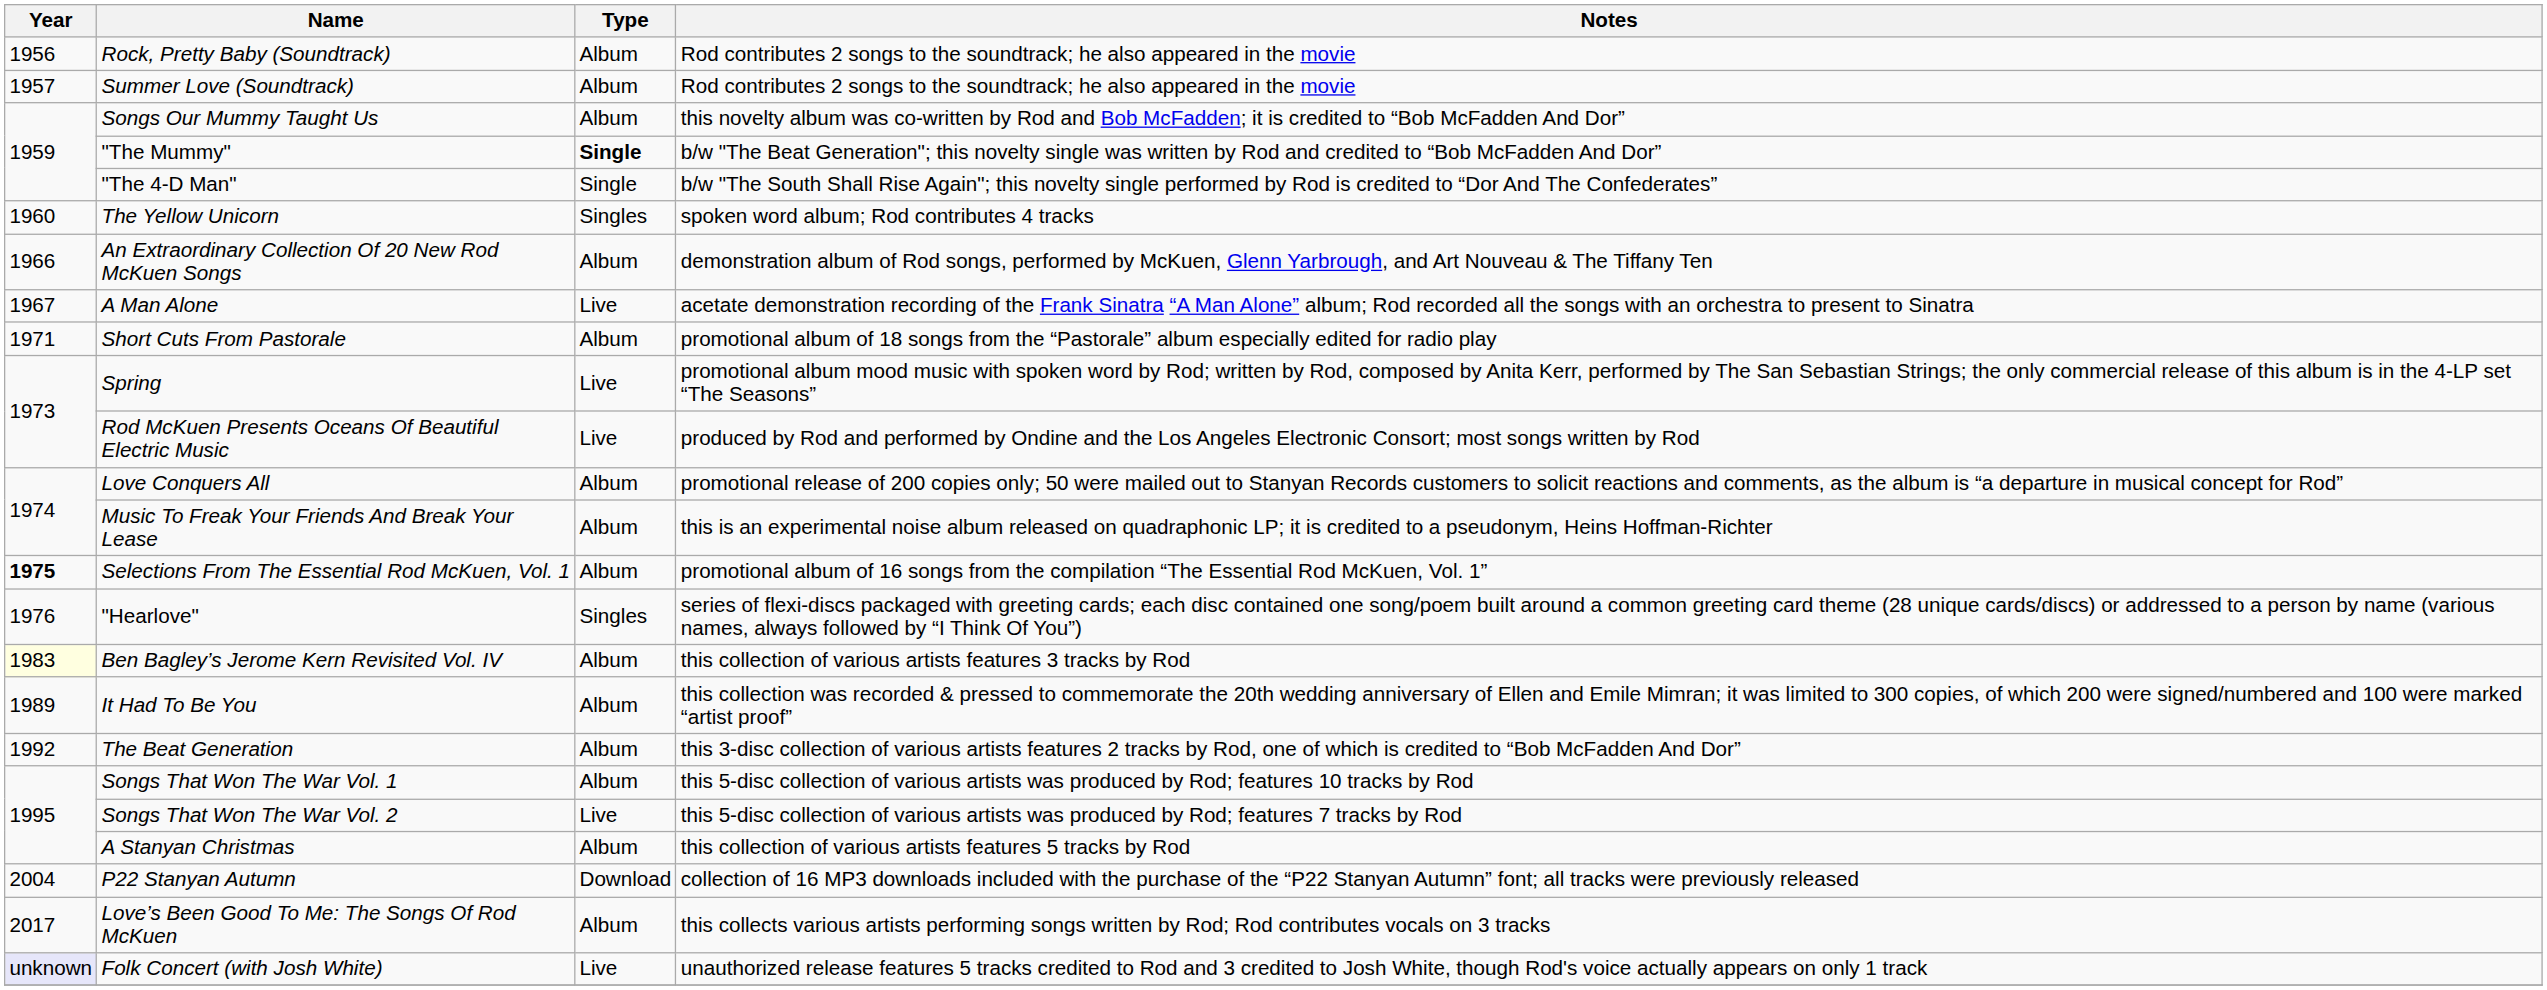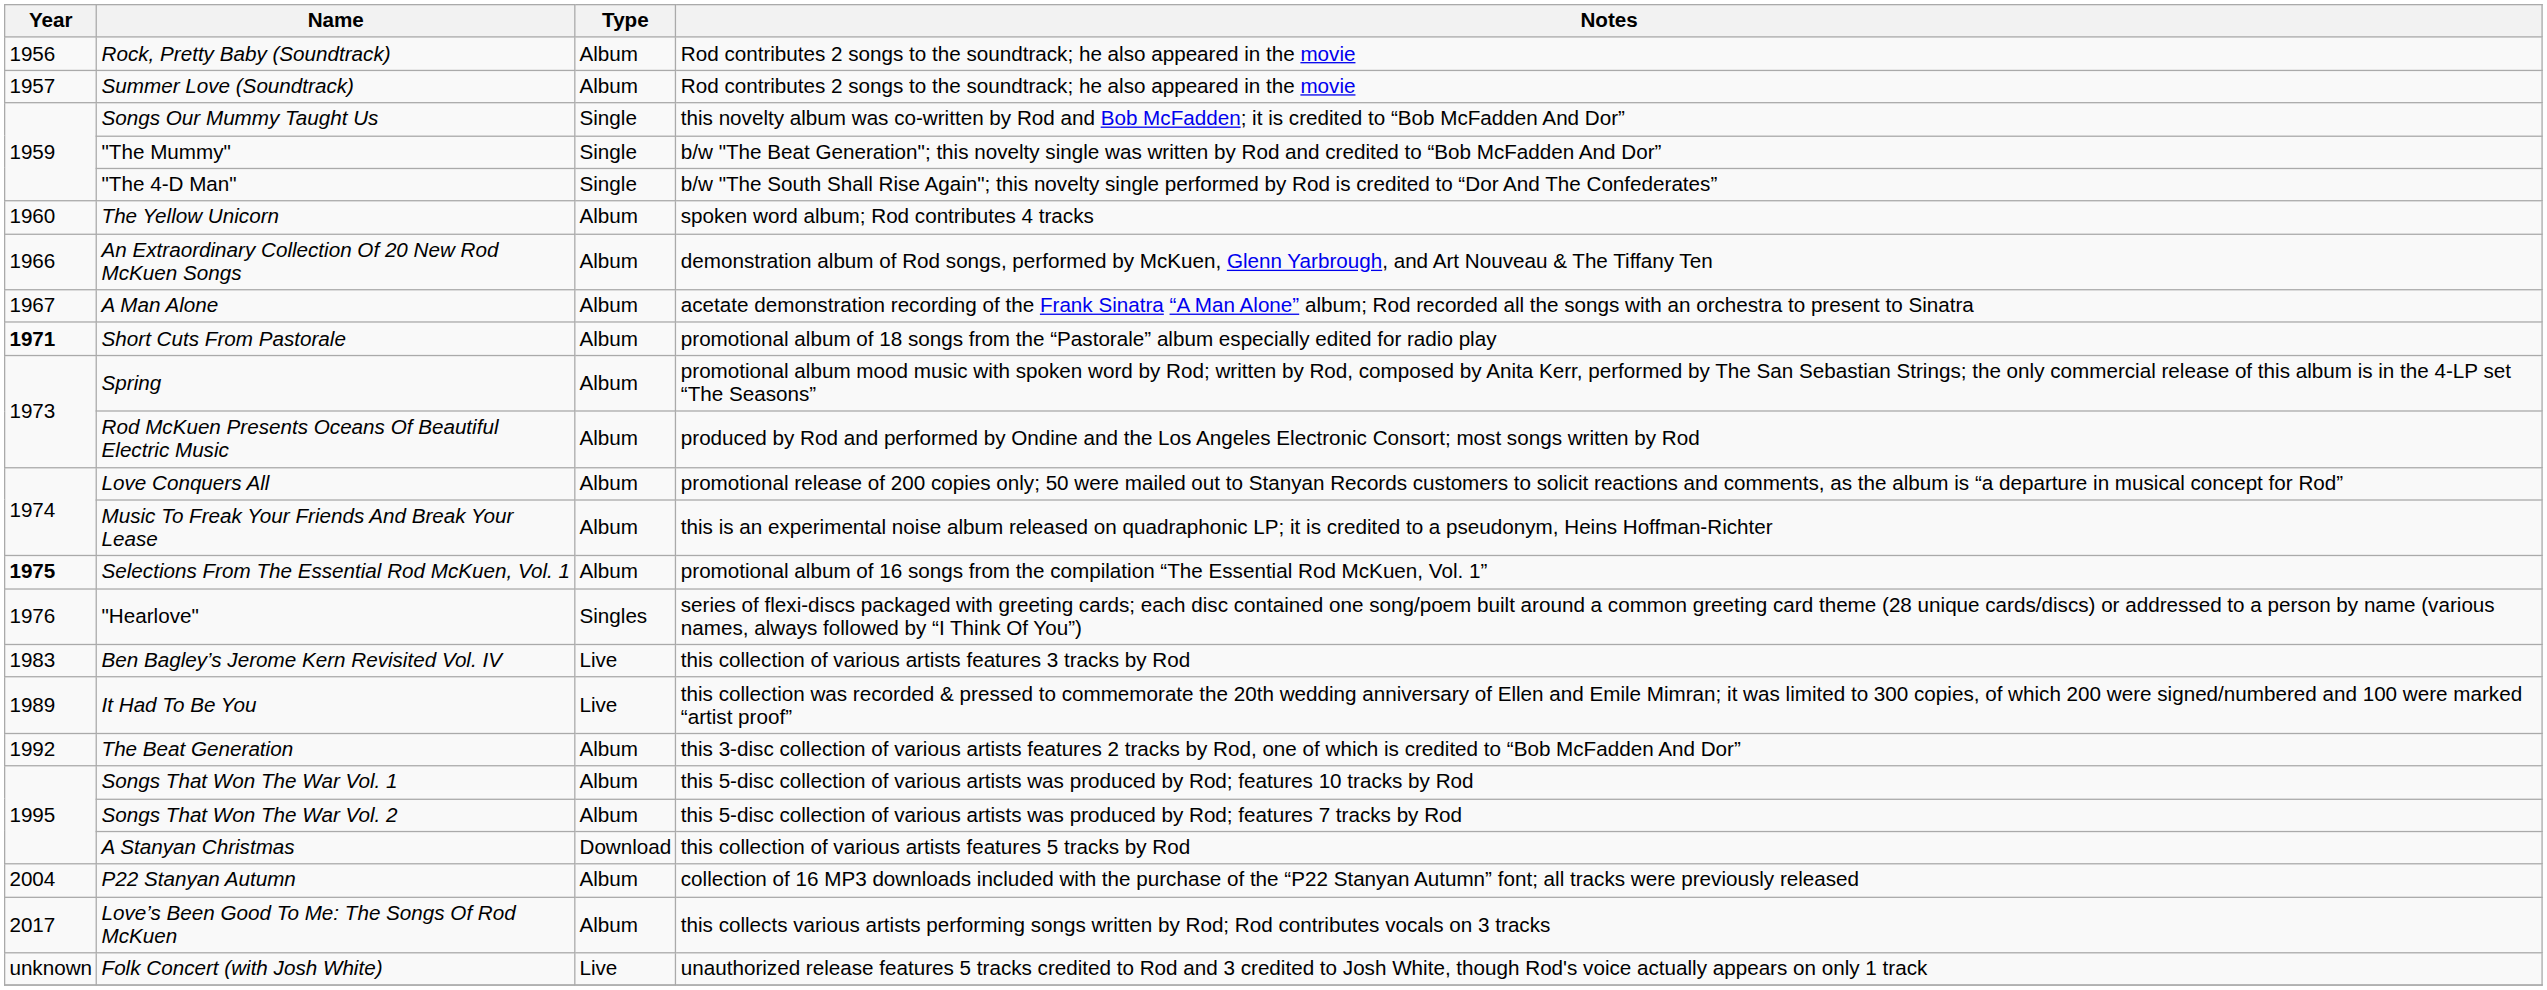(609, 119) Album -> (608, 119) Single
(610, 151) bold -> (608, 151) normal
(613, 217) Singles -> (609, 217) Album
(598, 305) Live -> (609, 305) Album
(32, 338) normal -> (32, 338) bold
(598, 383) Live -> (609, 383) Album
(598, 438) Live -> (609, 438) Album
(32, 660) lightyellow background -> (32, 660) no background
(609, 660) Album -> (598, 660) Live
(609, 705) Album -> (598, 705) Live
(598, 814) Live -> (609, 814) Album
(609, 847) Album -> (625, 847) Download
(625, 880) Download -> (609, 880) Album
(51, 969) lavender background -> (51, 969) no background
